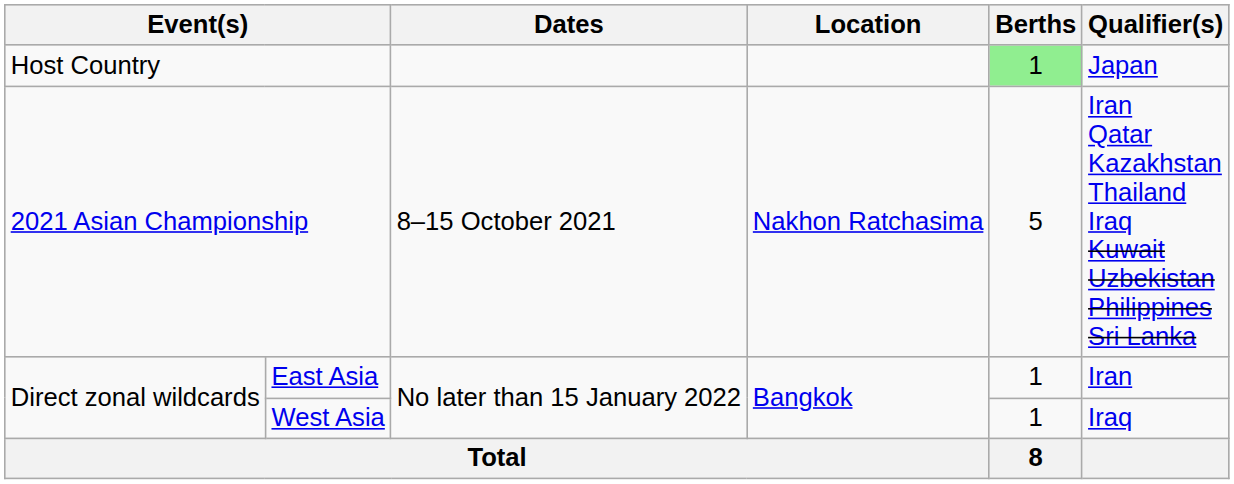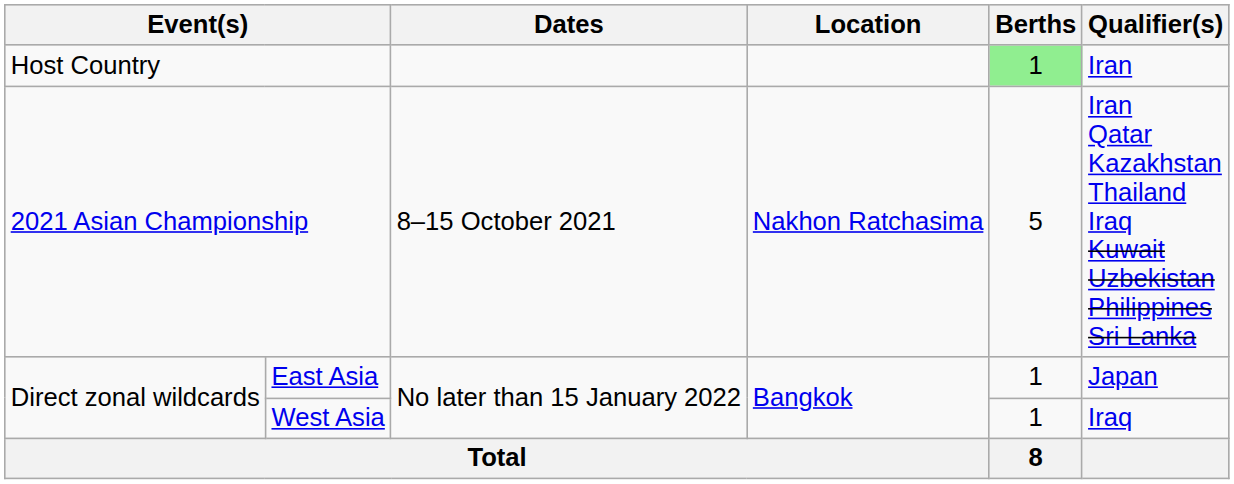(1123, 65) Japan -> (1110, 65) Iran
(1110, 376) Iran -> (1123, 376) Japan
